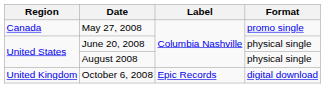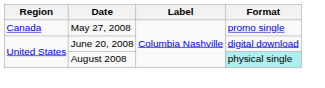(279, 43) physical single -> (263, 43) digital download
(279, 59) no background -> (260, 59) paleturquoise background
- row: (42, 75)
